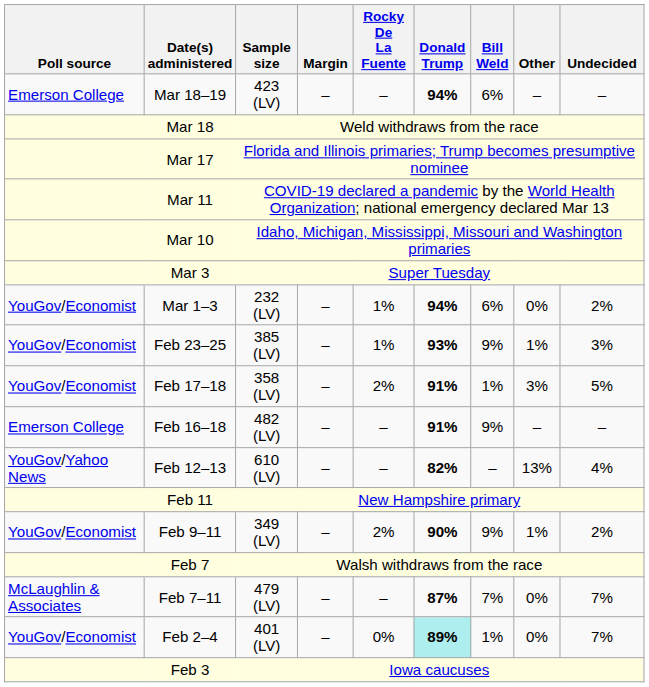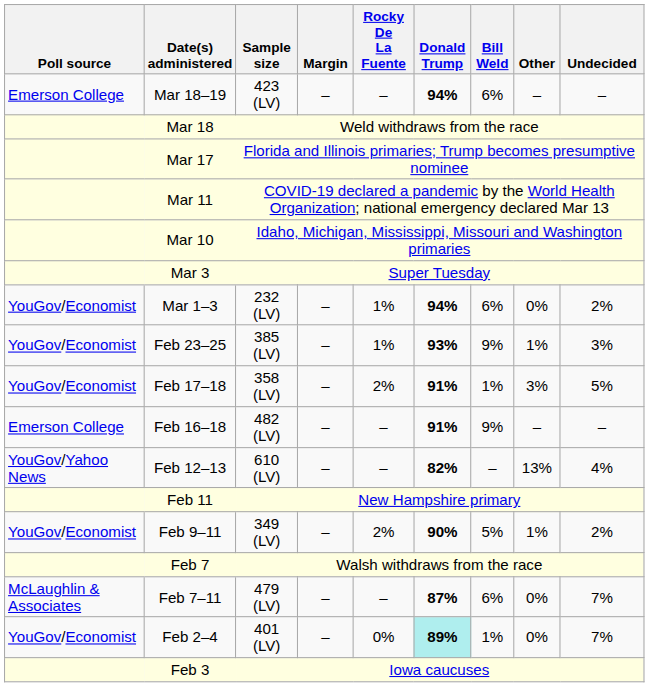(492, 533) 9% -> (492, 533) 5%
(492, 597) 7% -> (492, 597) 6%
